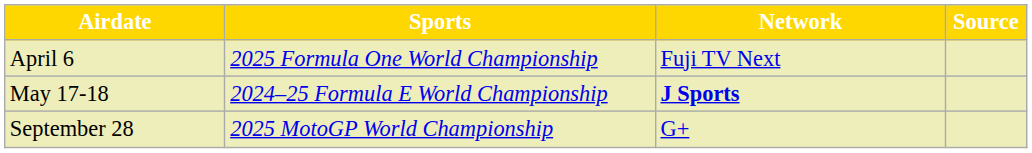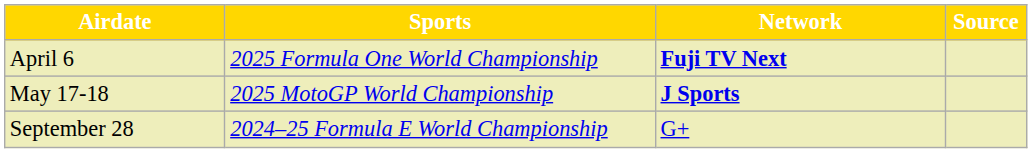(720, 57) normal -> (724, 57) bold
(419, 93) 2024–25 Formula E World Championship -> (392, 93) 2025 MotoGP World Championship
(392, 128) 2025 MotoGP World Championship -> (419, 128) 2024–25 Formula E World Championship
